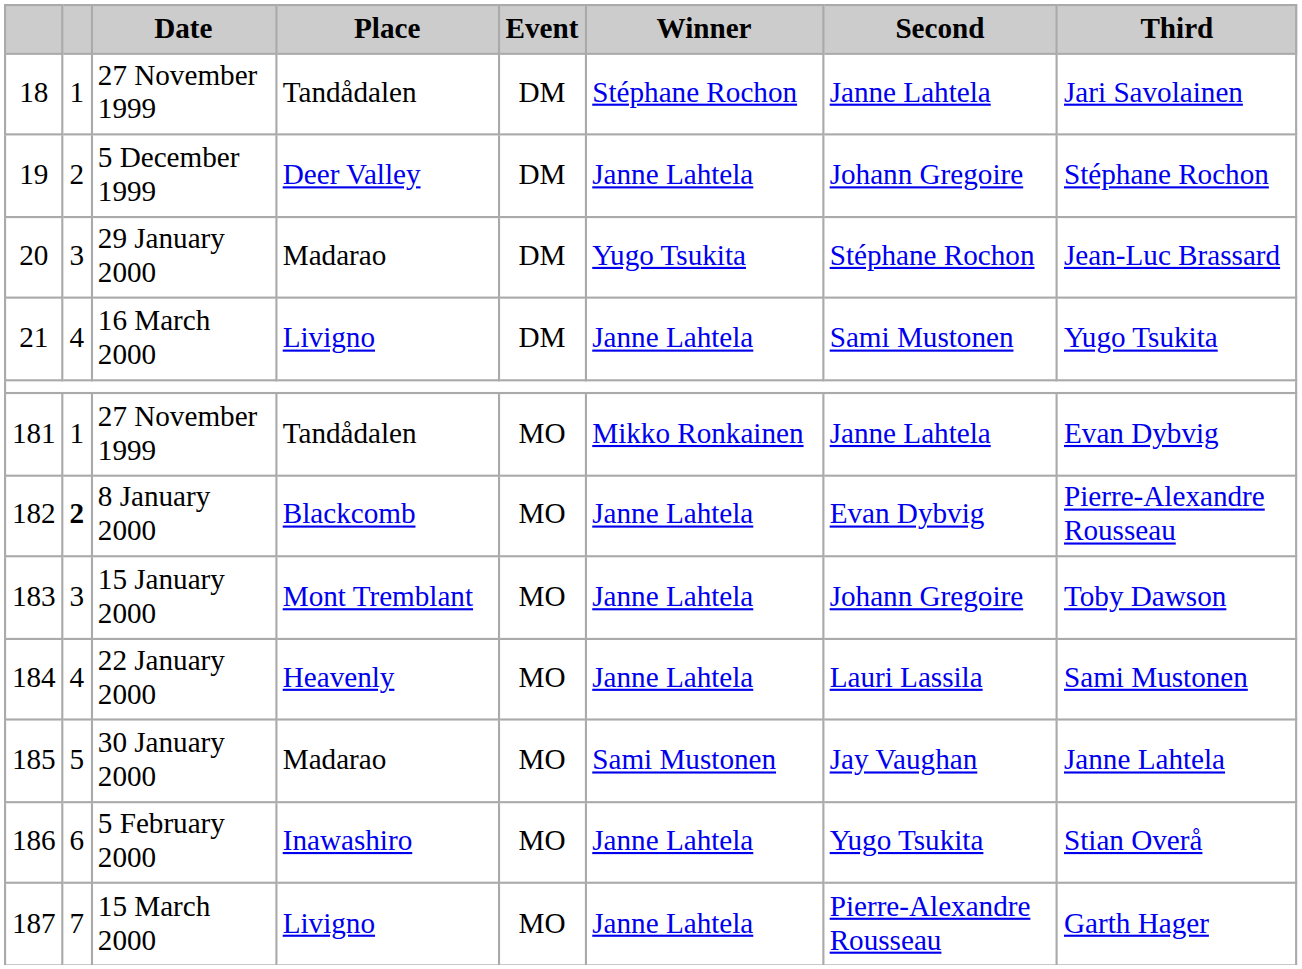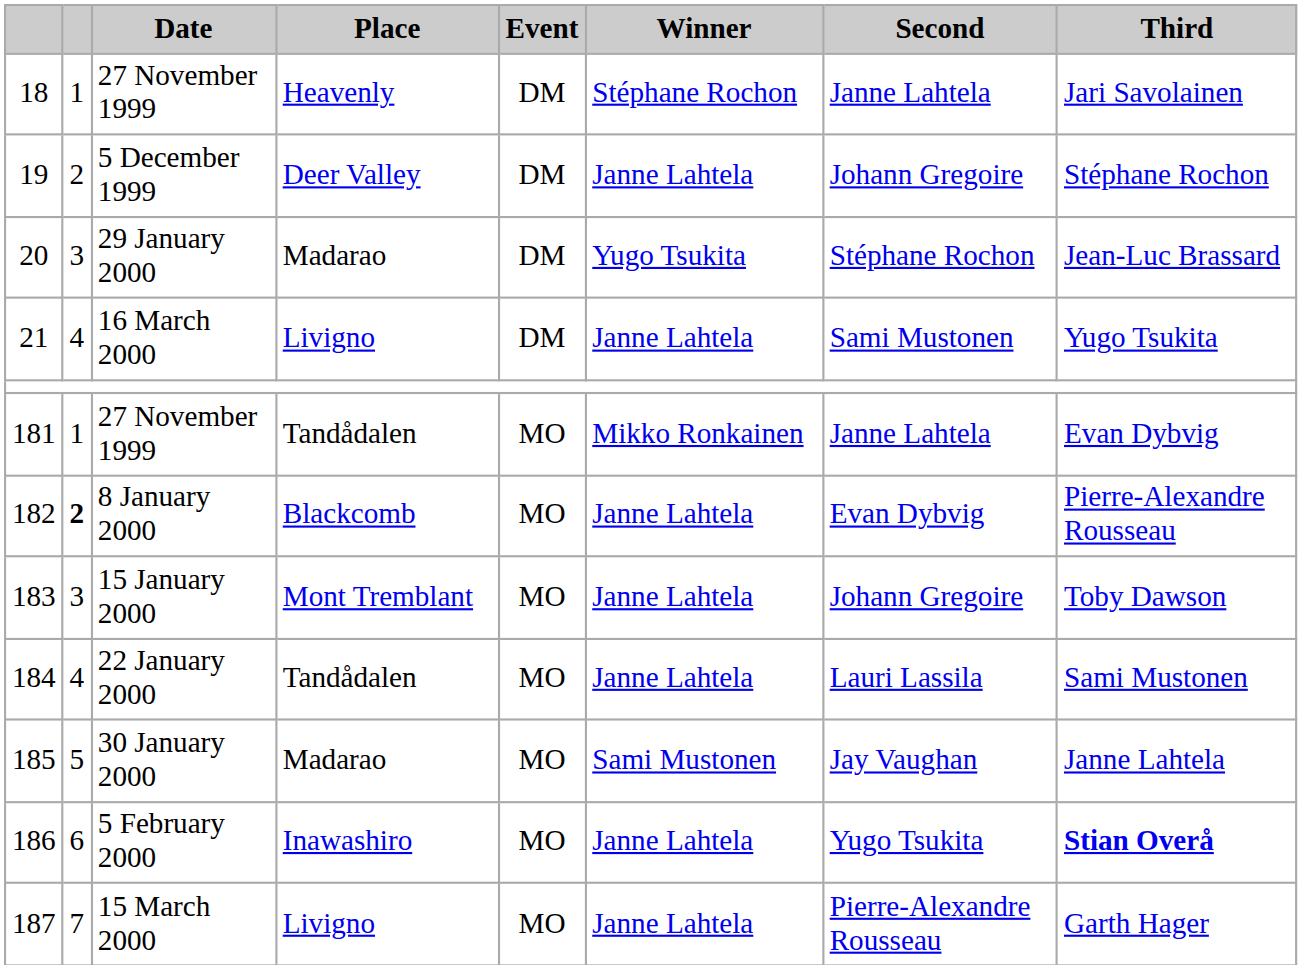(350, 92) Tandådalen -> (339, 92) Heavenly
(339, 677) Heavenly -> (350, 677) Tandådalen
(1133, 841) normal -> (1139, 841) bold
